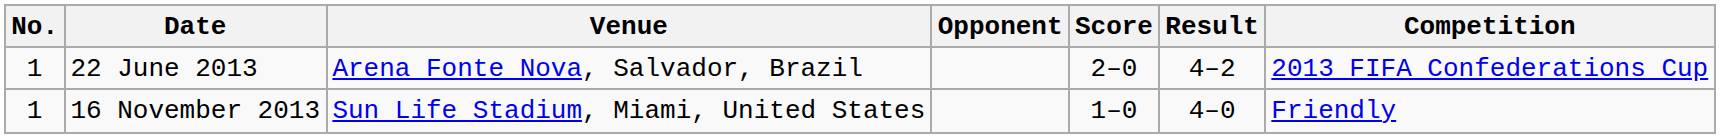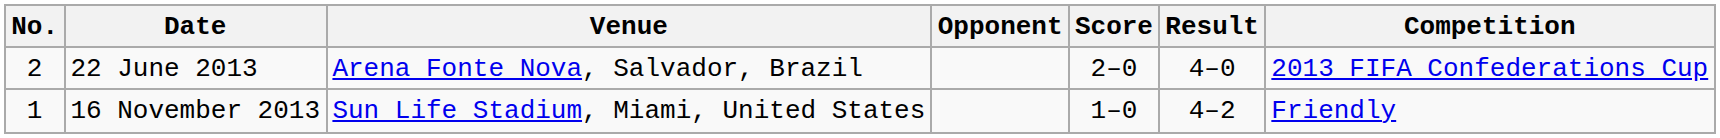(35, 69) 1 -> (35, 69) 2
(1212, 69) 4–2 -> (1212, 69) 4–0
(1212, 111) 4–0 -> (1212, 111) 4–2
